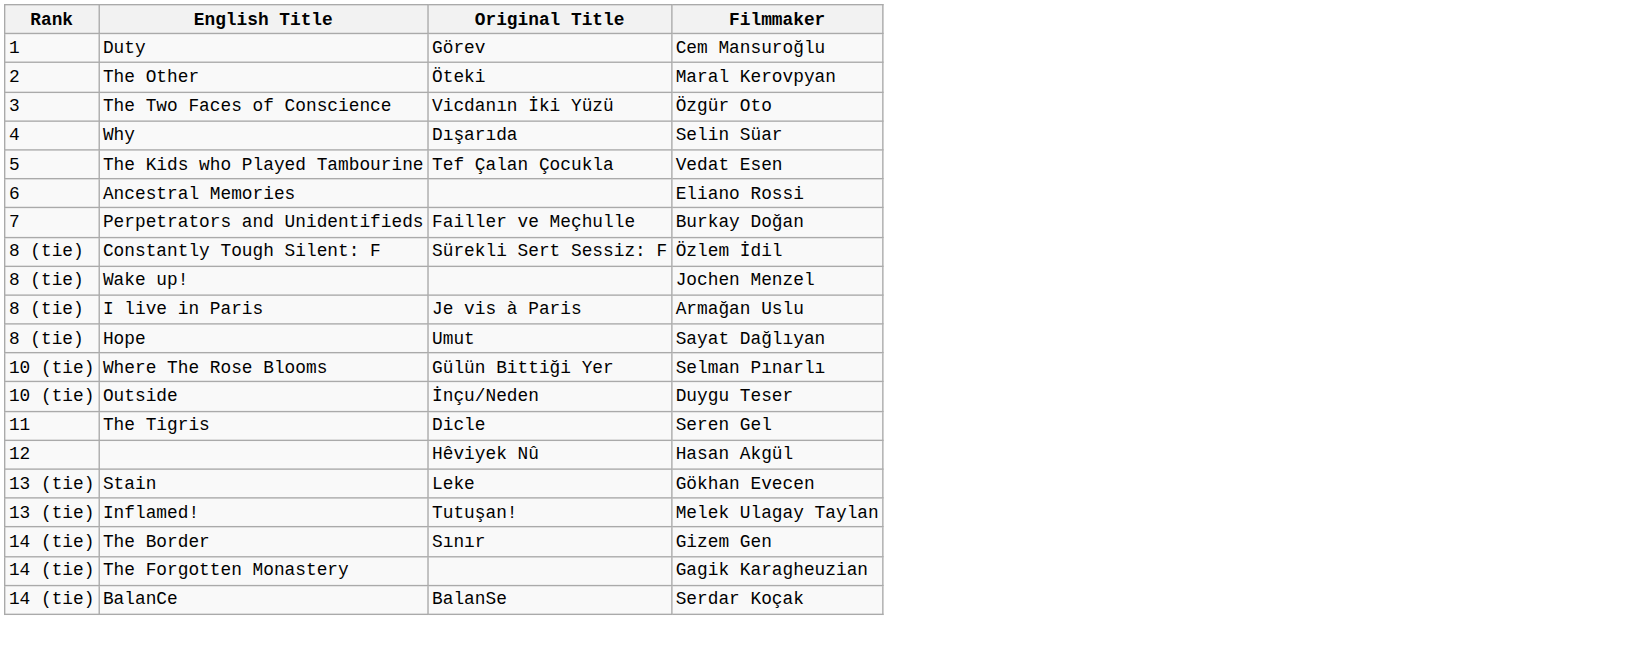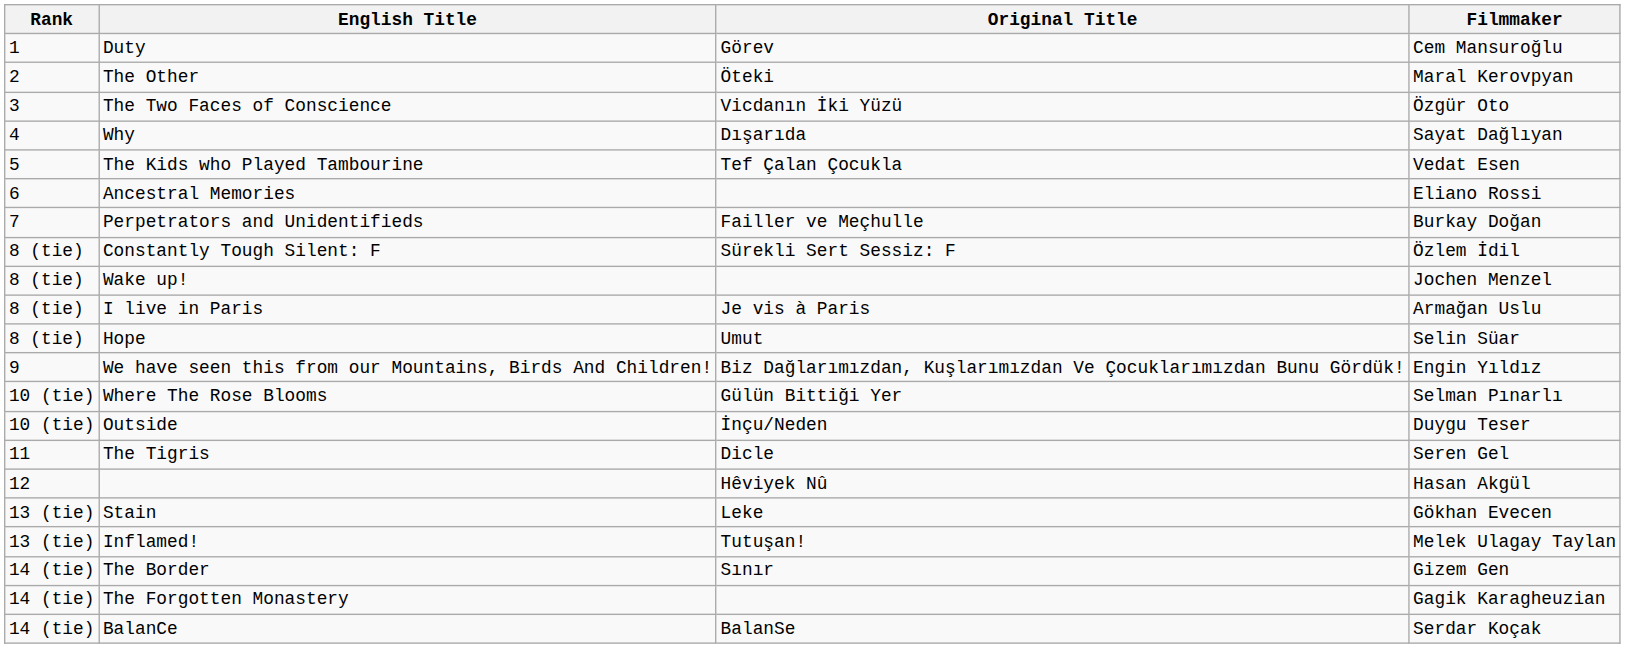(729, 135) Selin Süar -> (1488, 135) Sayat Dağlıyan
(750, 338) Sayat Dağlıyan -> (1467, 338) Selin Süar
+ row: (408, 368)
